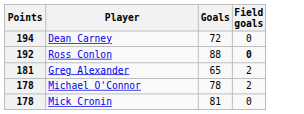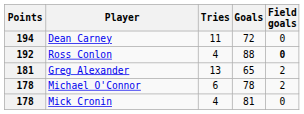+ column: (215, 18)
